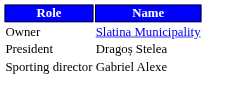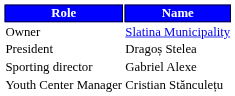+ row: (64, 84)
